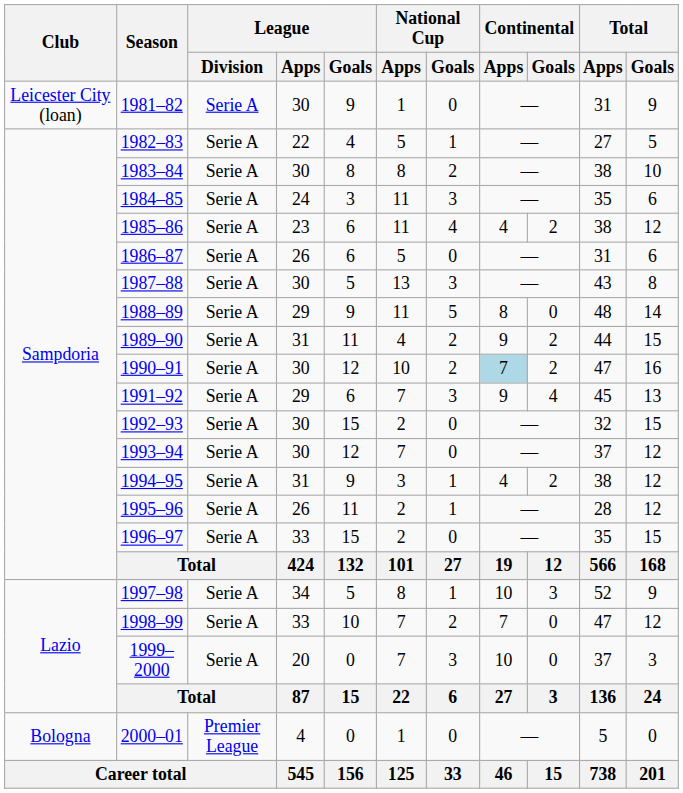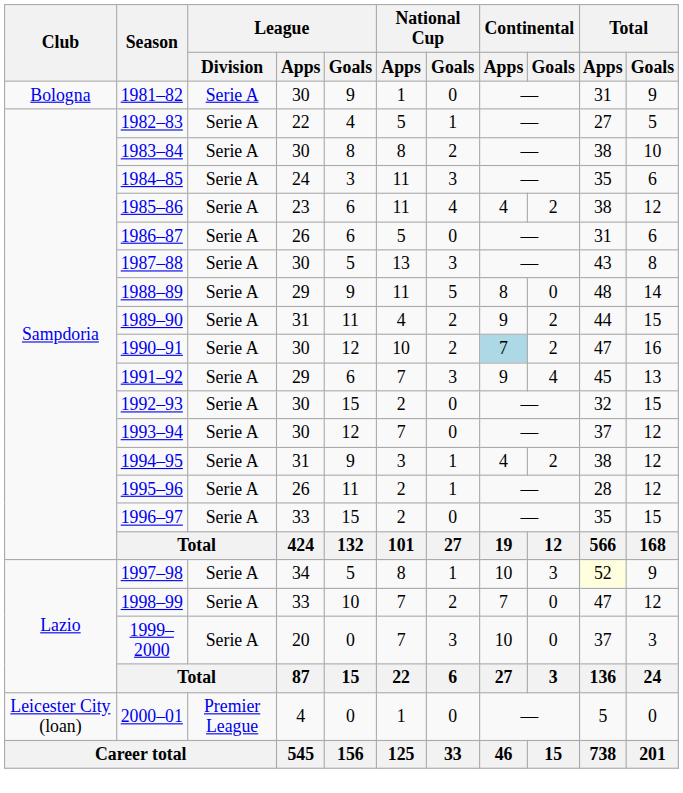(60, 104) Leicester City (loan) -> (60, 94) Bologna
(603, 593) no background -> (603, 573) lightyellow background
(60, 736) Bologna -> (60, 716) Leicester City (loan)
